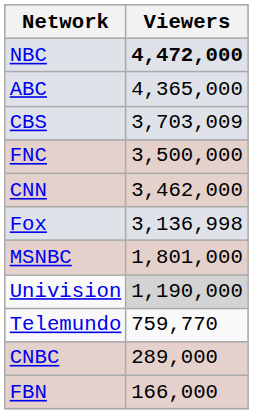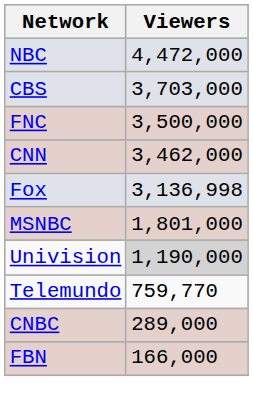(187, 55) bold -> (187, 55) normal
- row: (28, 89)
(187, 123) 3,703,009 -> (187, 89) 3,703,000
